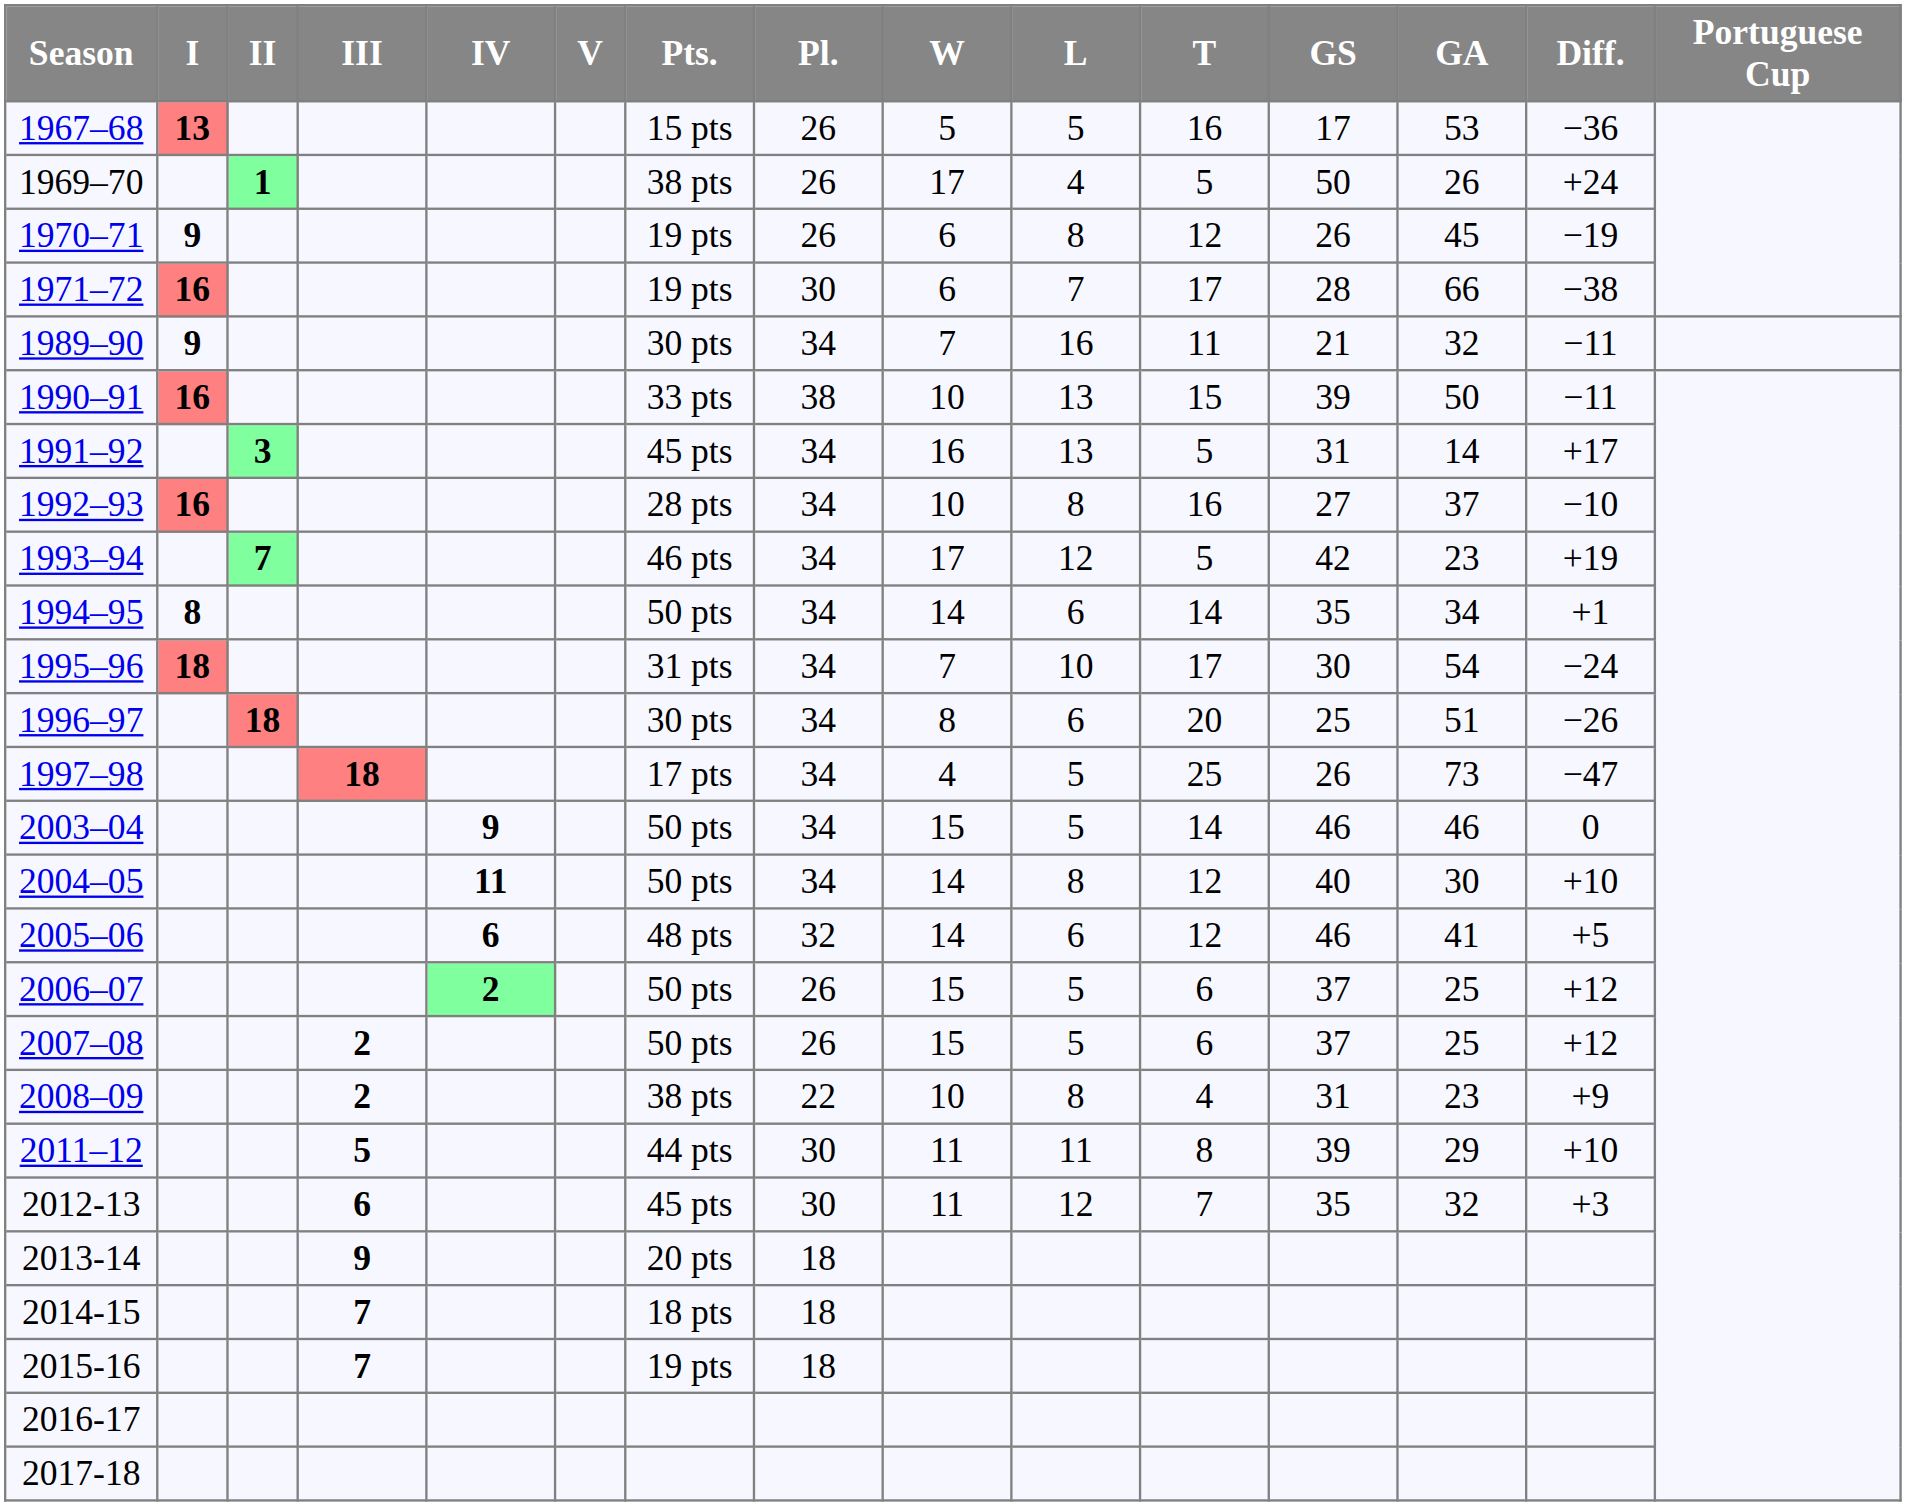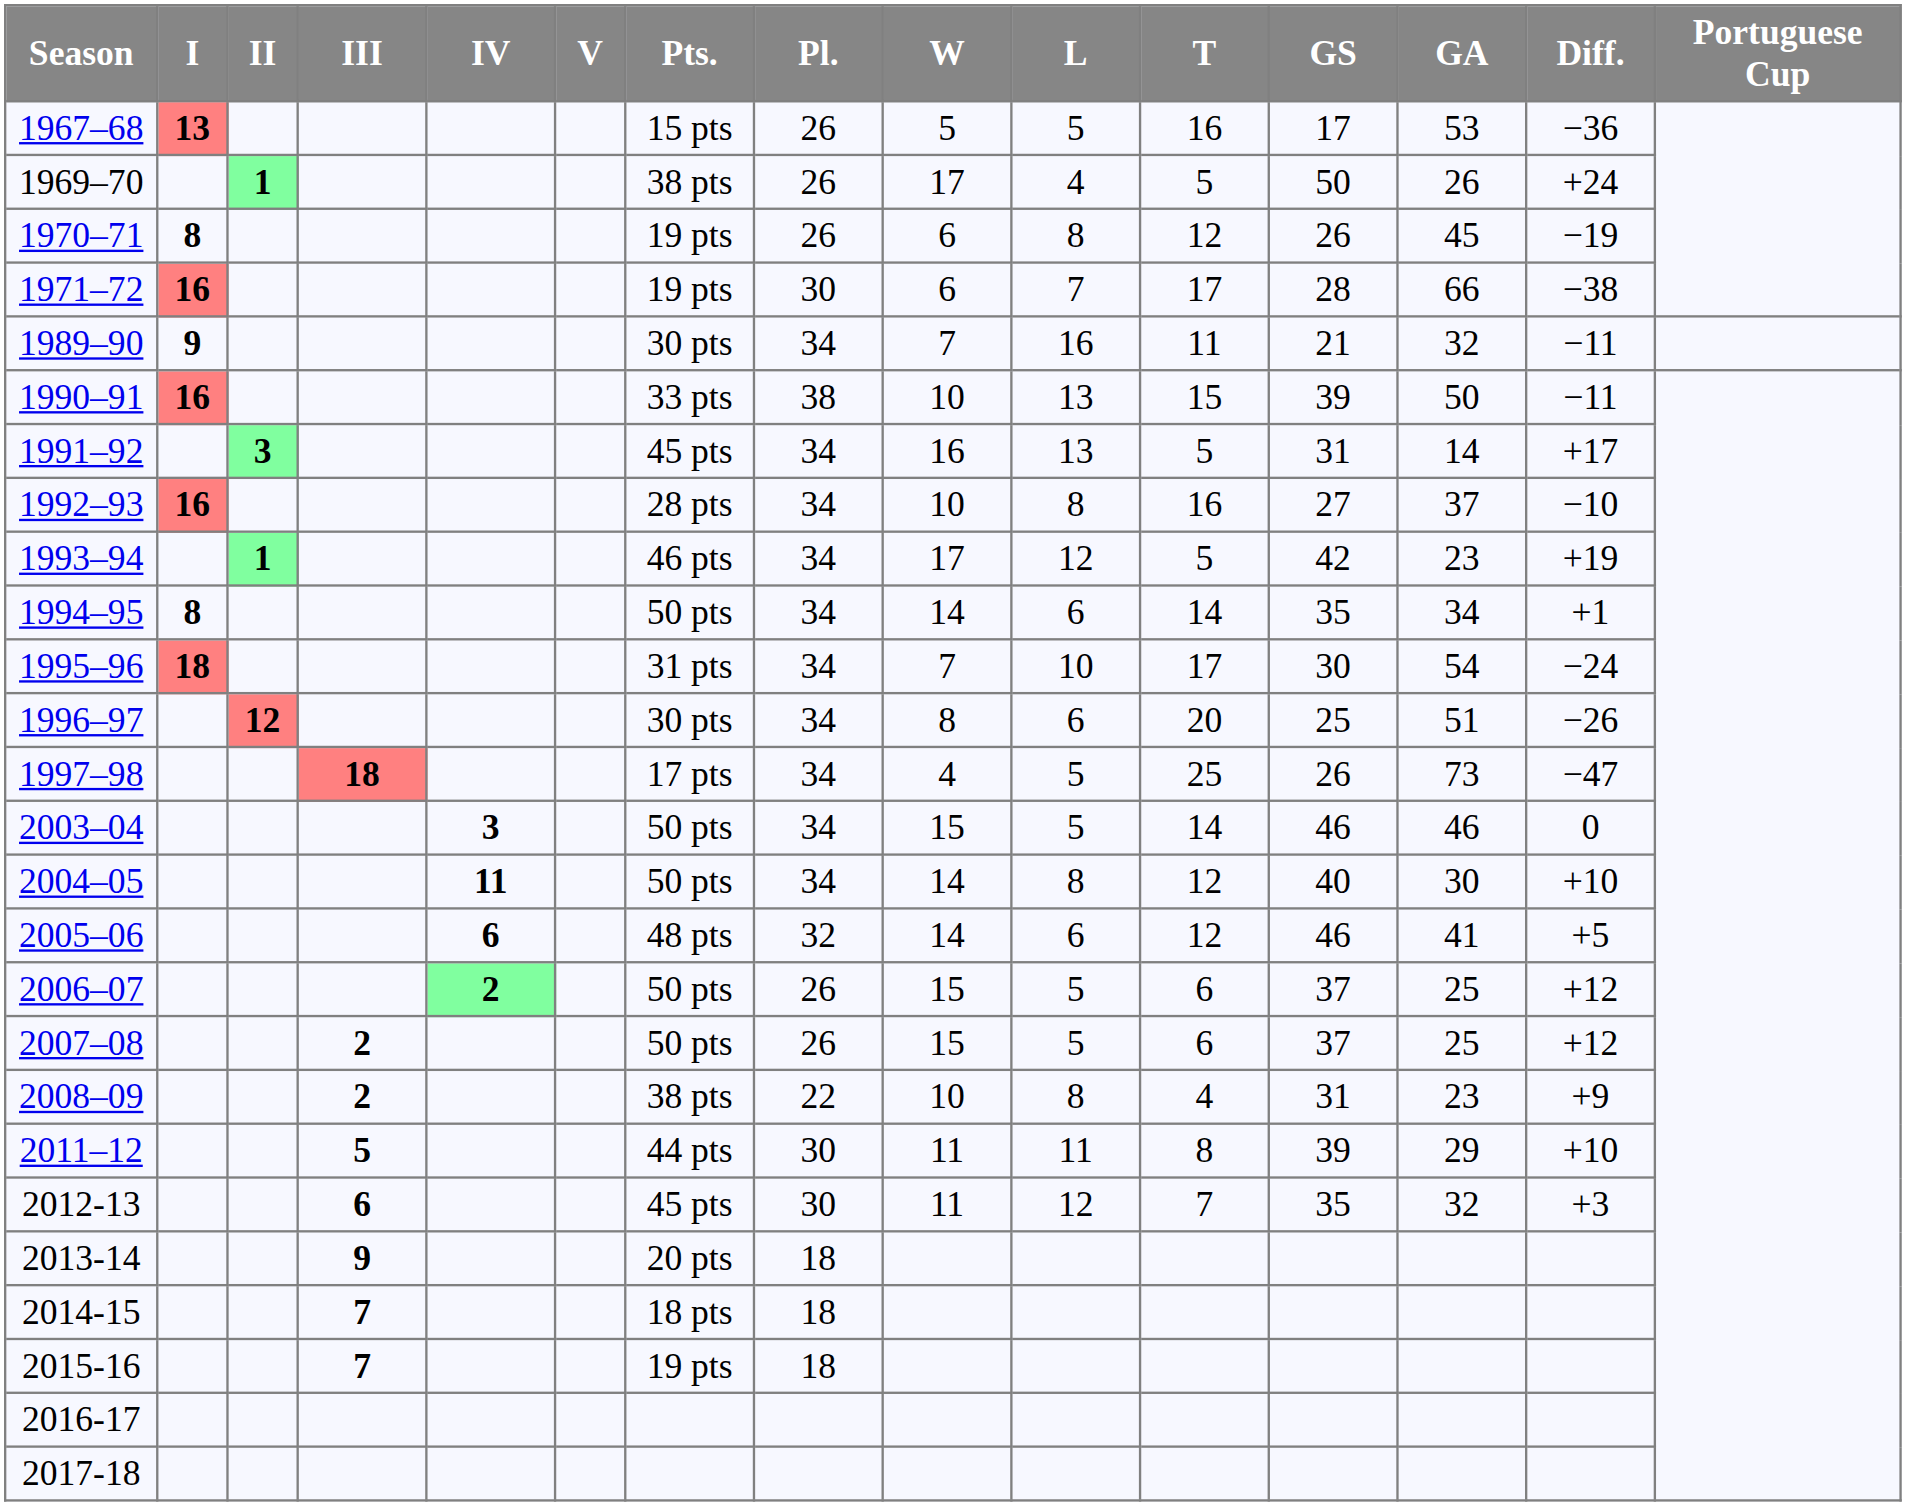(192, 234) 9 -> (192, 234) 8
(263, 557) 7 -> (263, 557) 1
(263, 719) 18 -> (263, 719) 12
(491, 827) 9 -> (491, 827) 3
